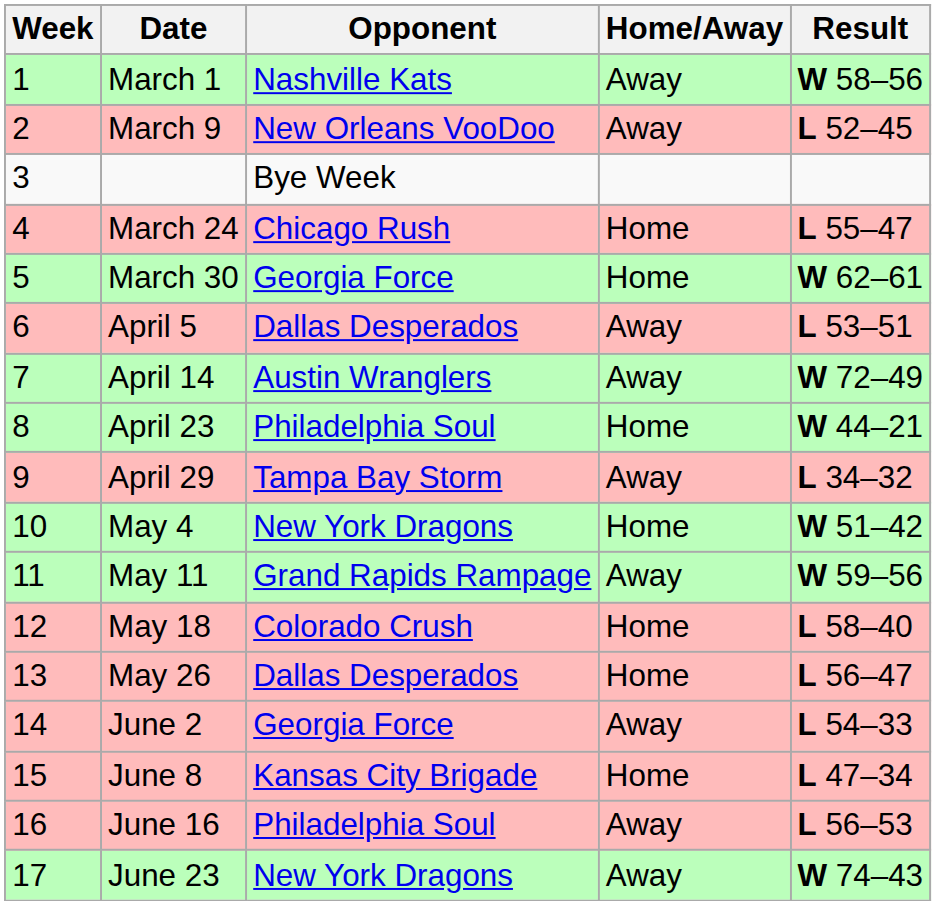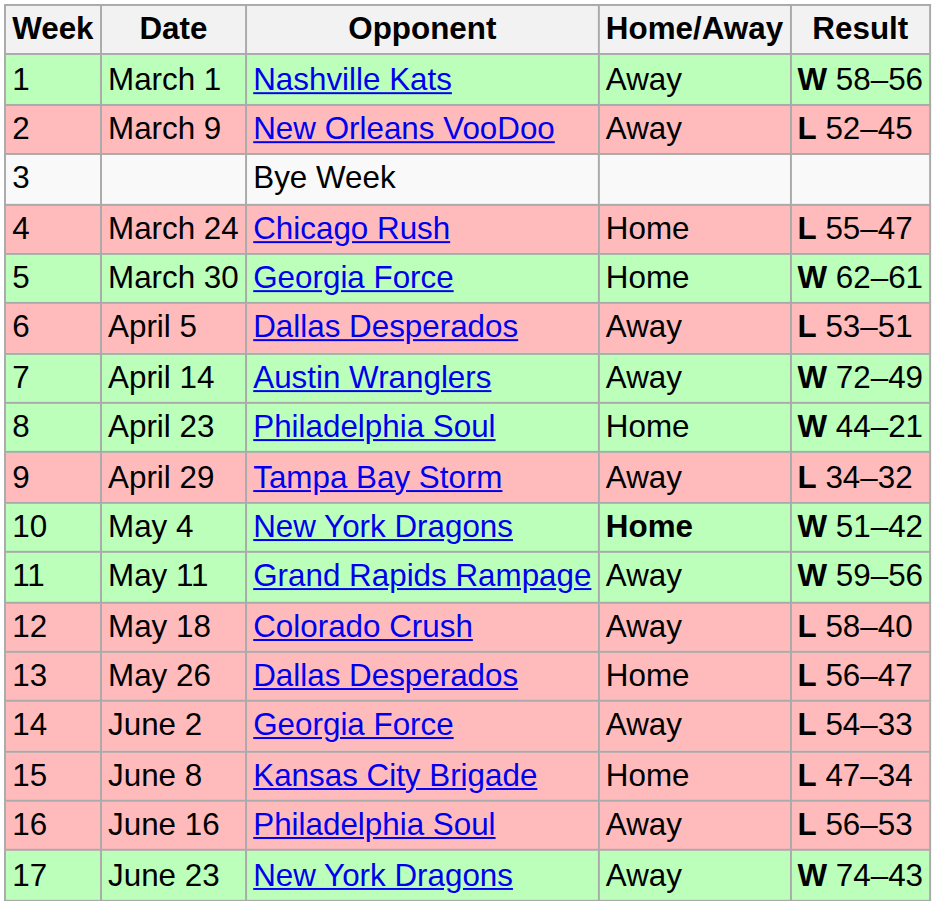(648, 526) normal -> (649, 526) bold
(648, 626) Home -> (644, 626) Away
